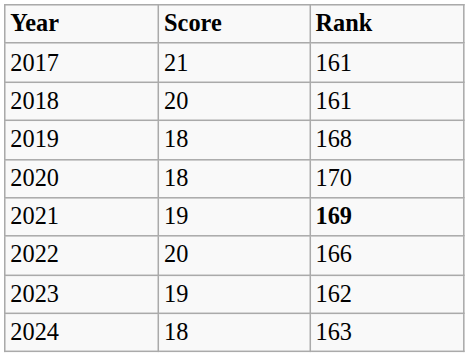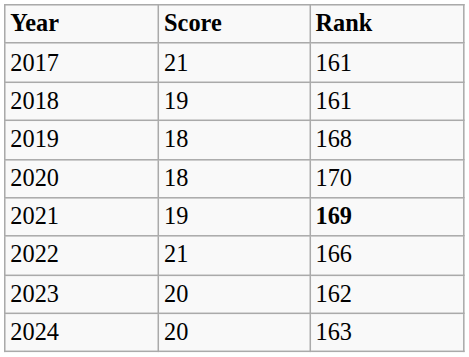(176, 100) 20 -> (176, 100) 19
(176, 255) 20 -> (176, 255) 21
(176, 293) 19 -> (176, 293) 20
(176, 332) 18 -> (176, 332) 20
